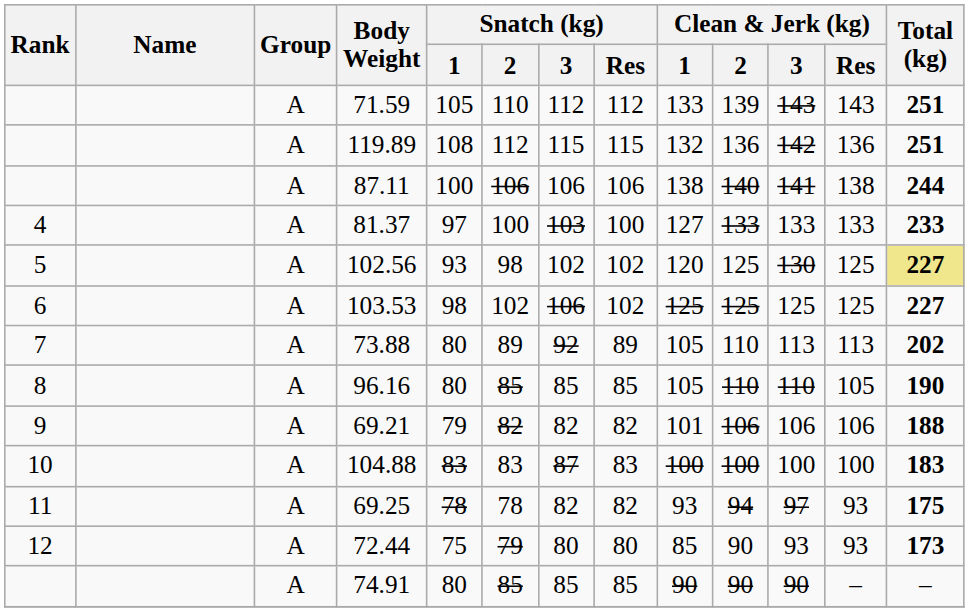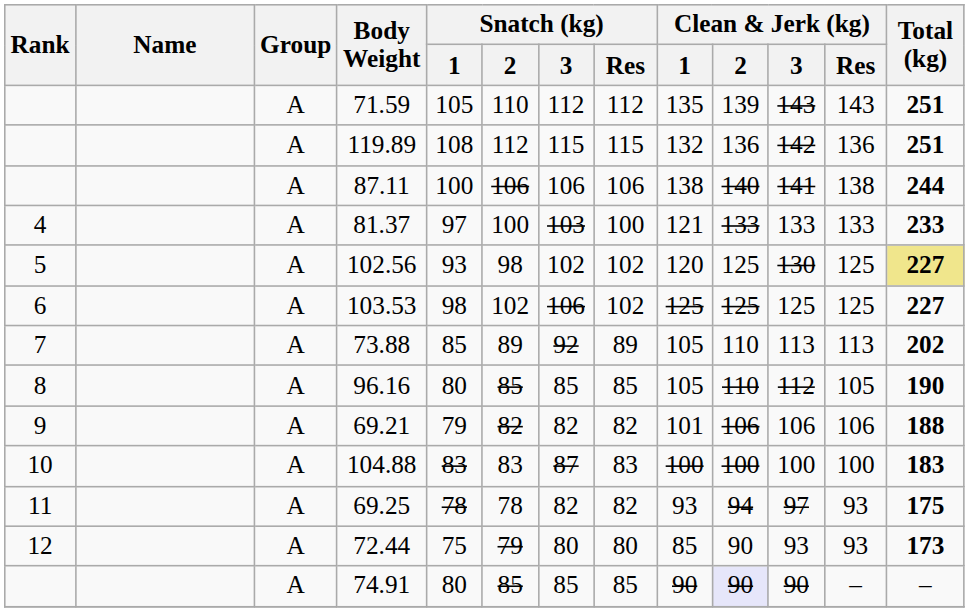(685, 104) 133 -> (685, 104) 135
(685, 225) 127 -> (685, 225) 121
(454, 345) 80 -> (454, 345) 85
(796, 385) 110 -> (796, 385) 112
(740, 585) no background -> (740, 585) lavender background
